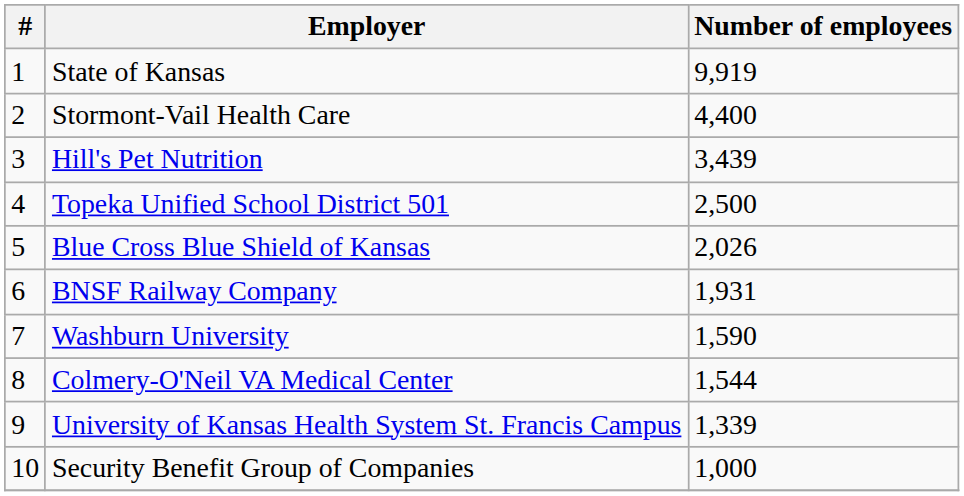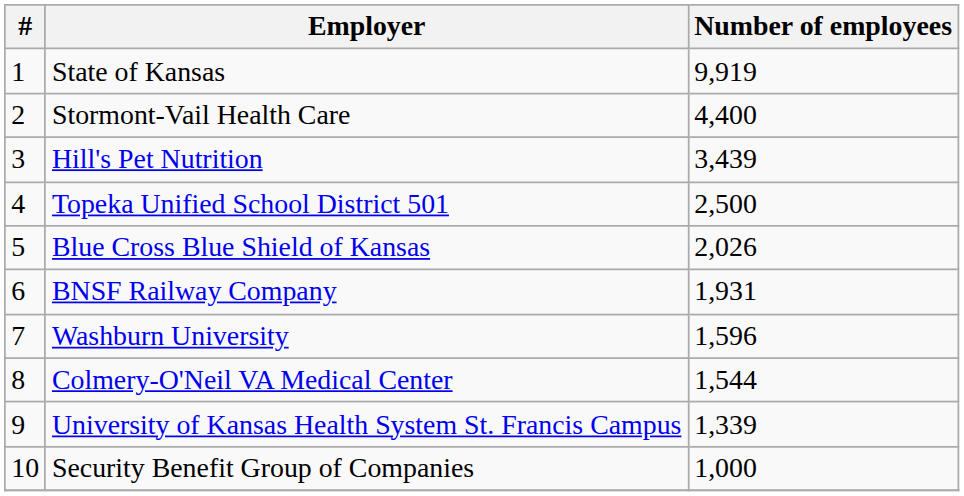(726, 335) 1,590 -> (726, 335) 1,596
